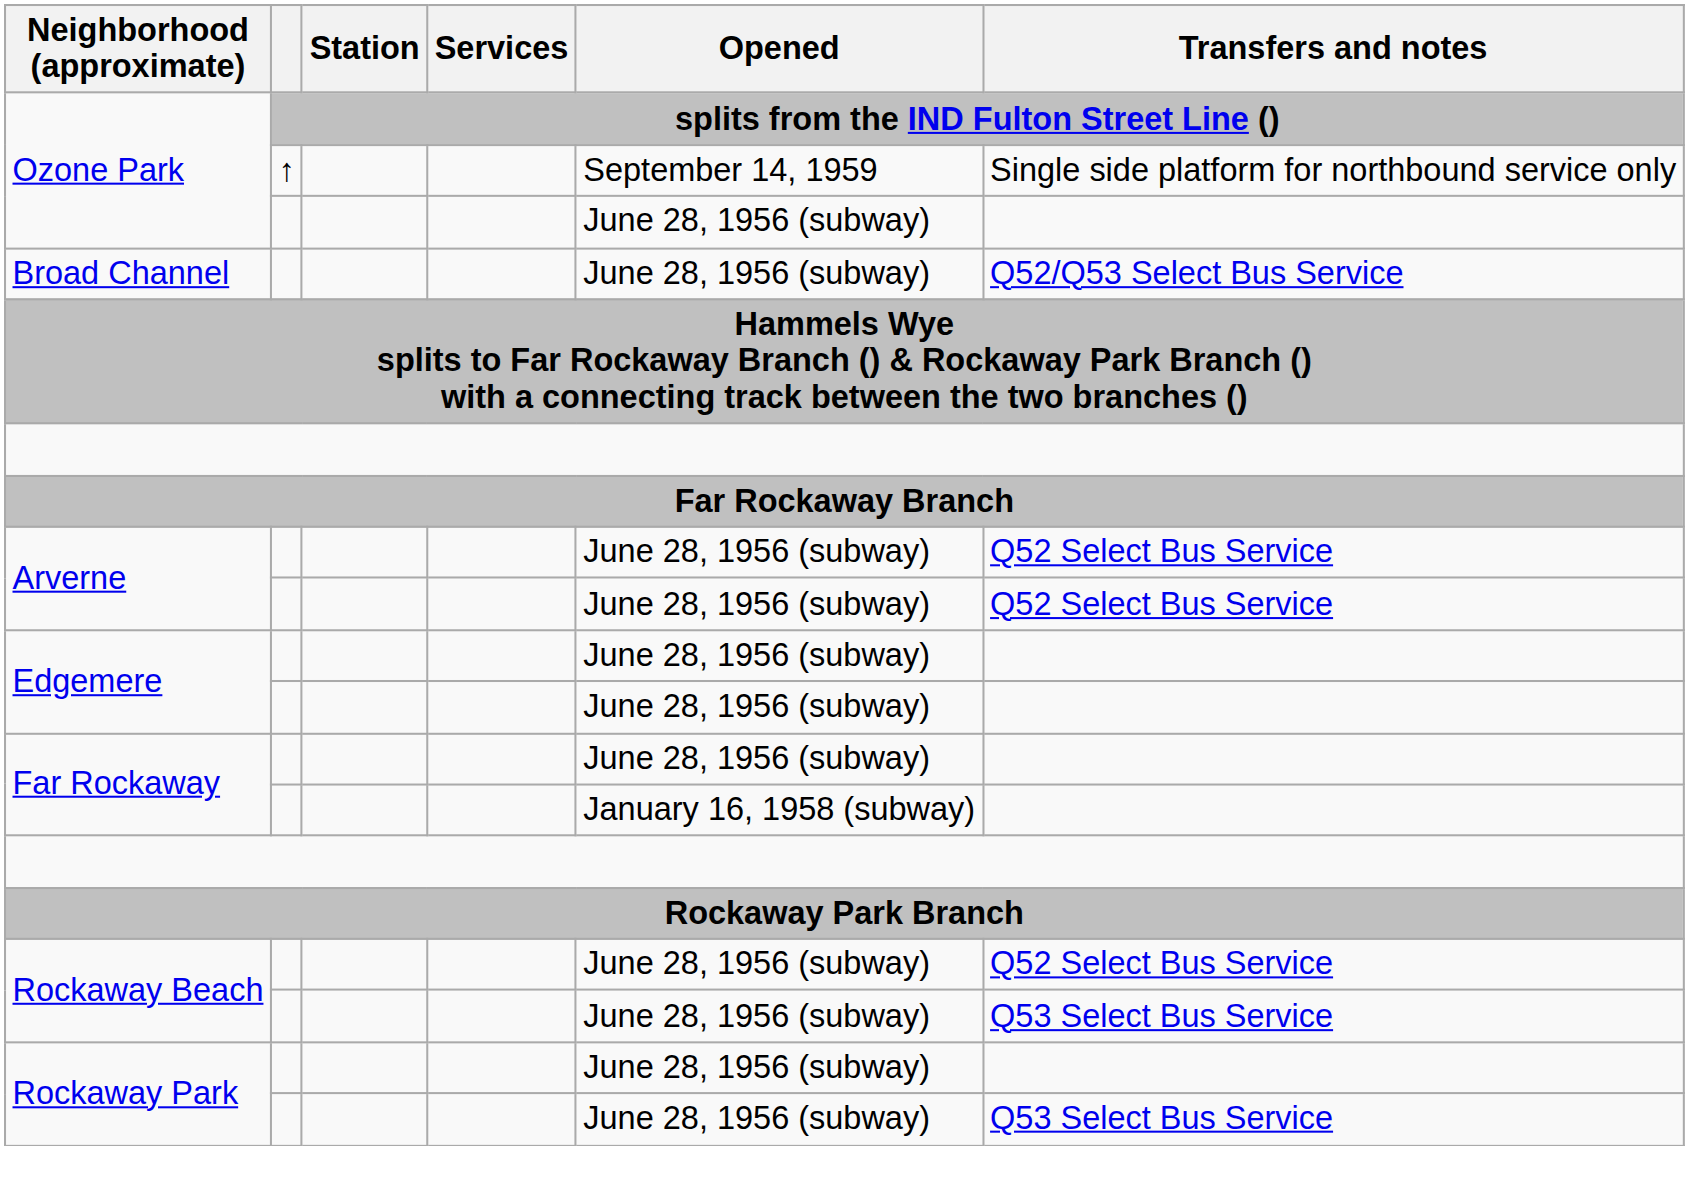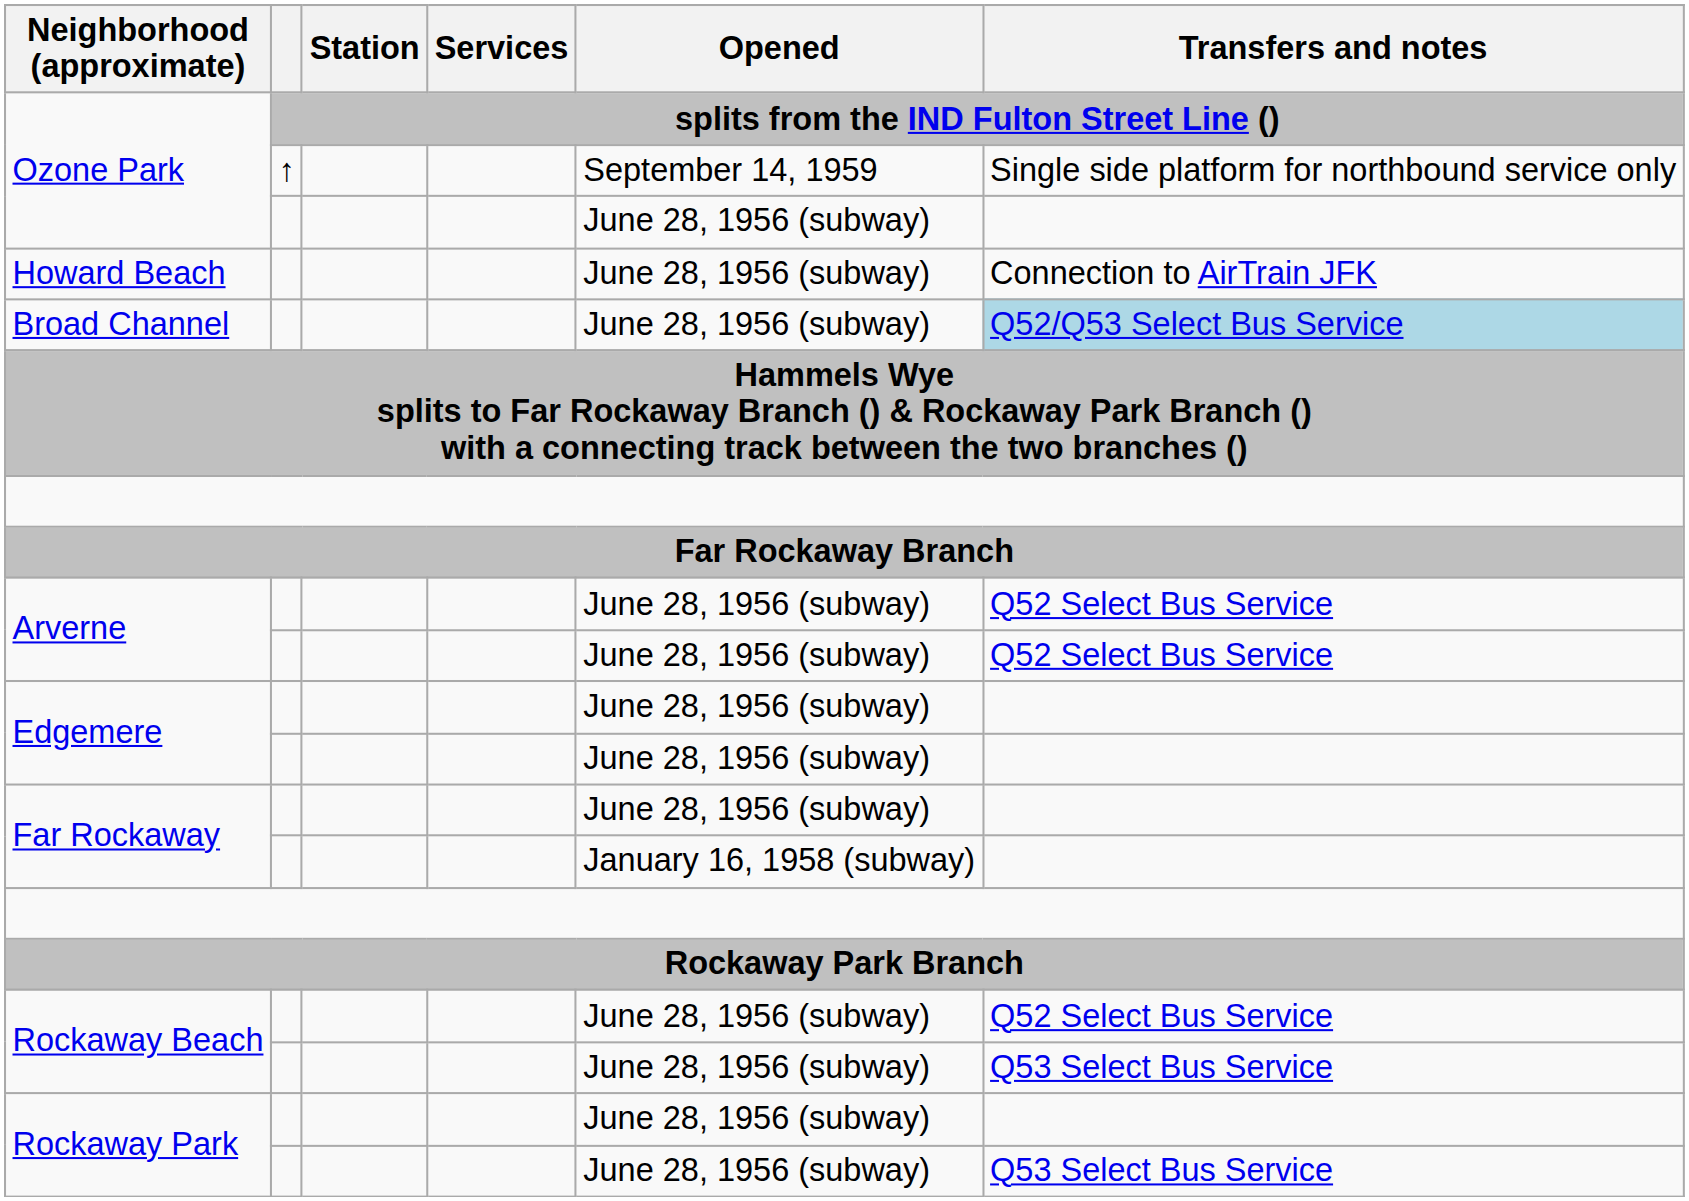+ row: (119, 272)
(1197, 272) no background -> (1197, 324) lightblue background
